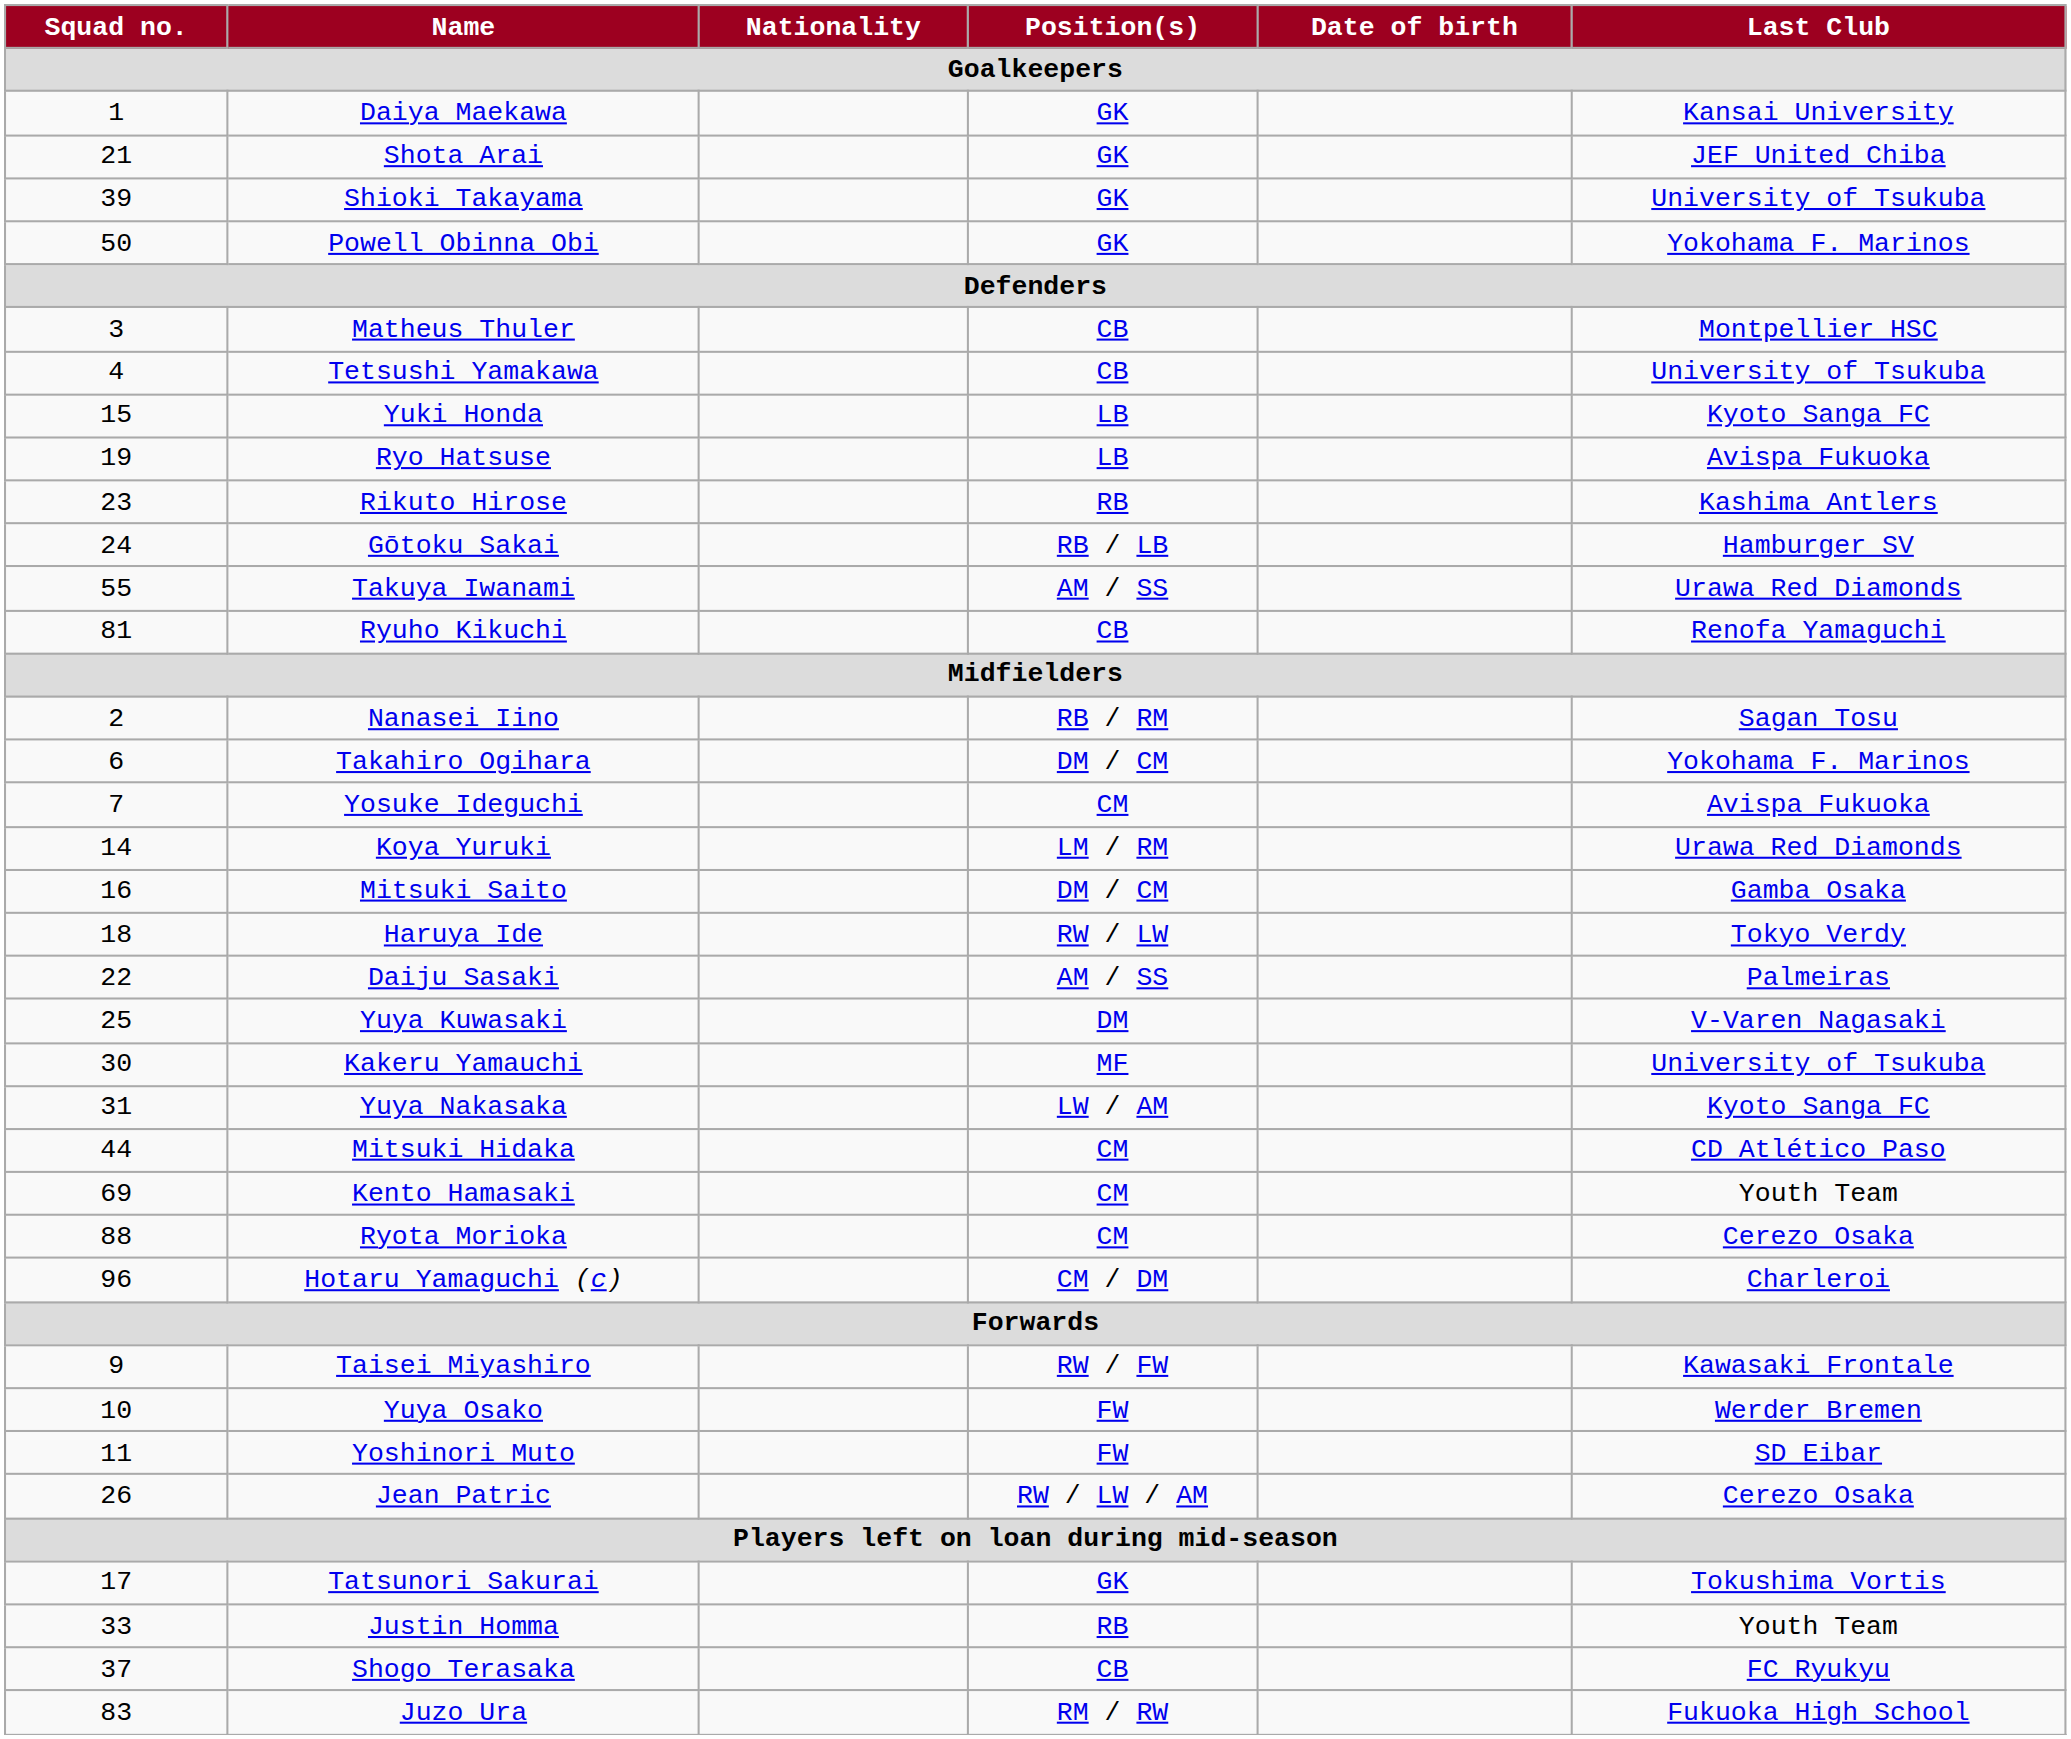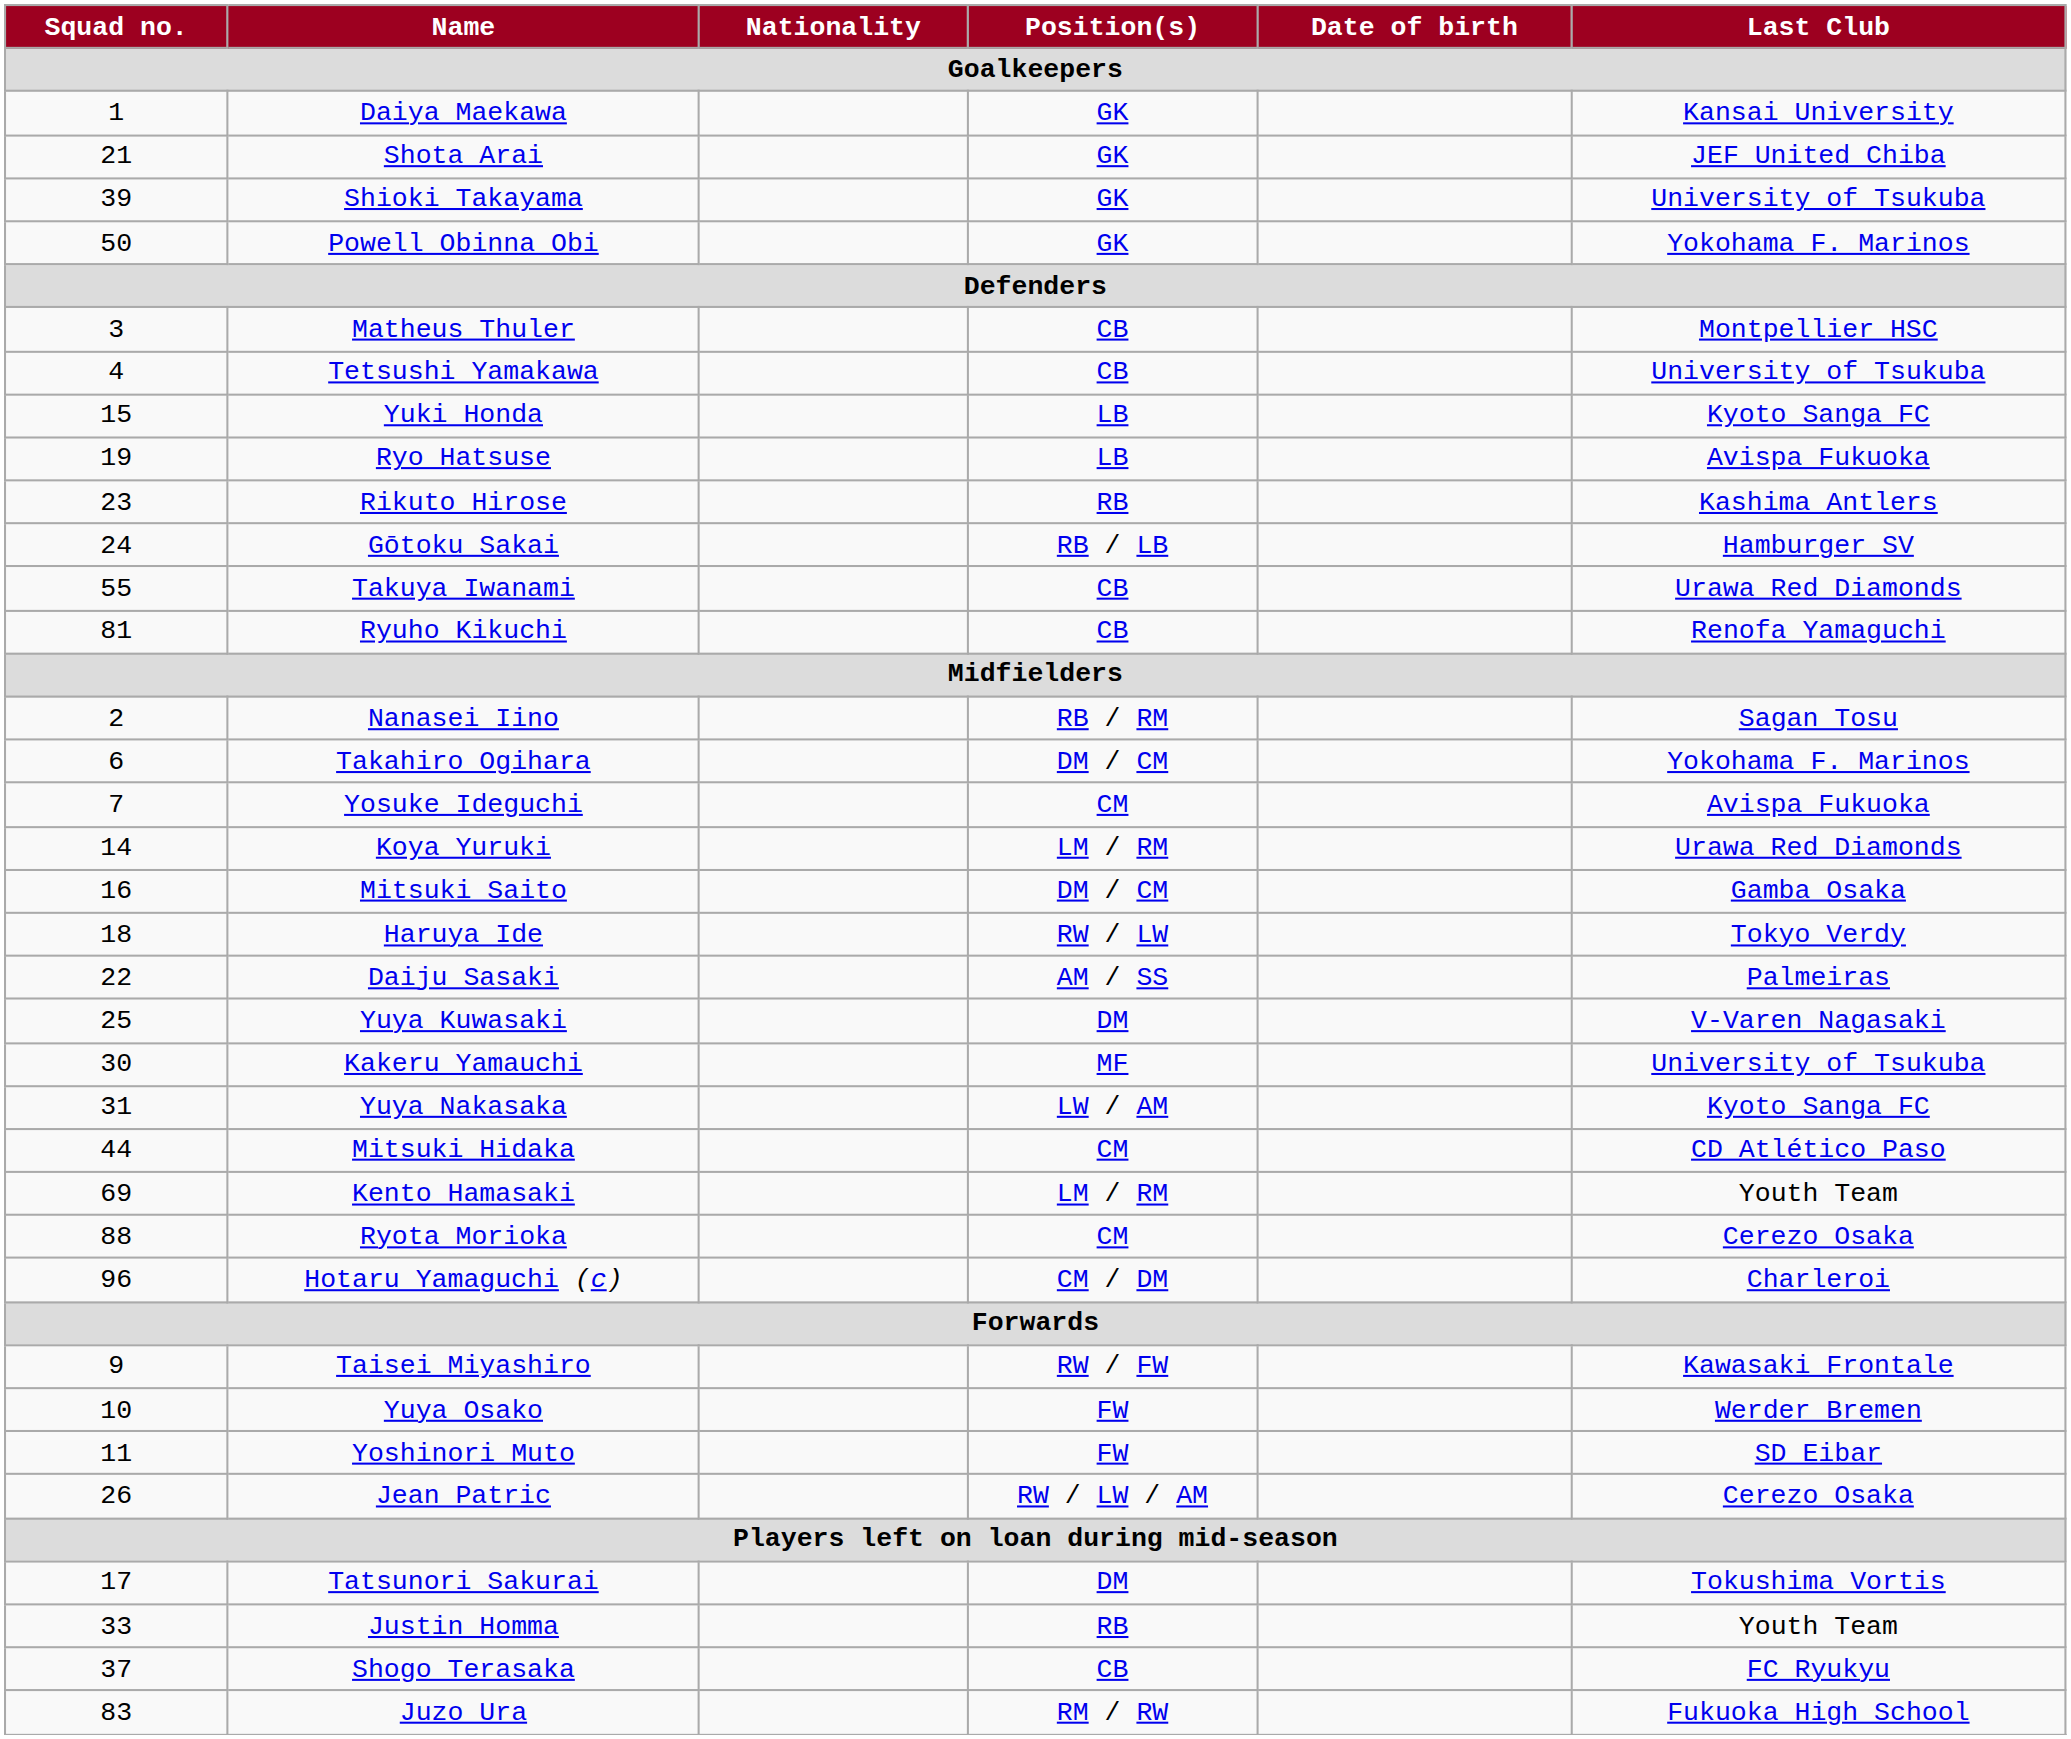(1113, 589) AM / SS -> (1113, 589) CB
(1113, 1194) CM -> (1113, 1194) LM / RM
(1113, 1583) GK -> (1113, 1583) DM
